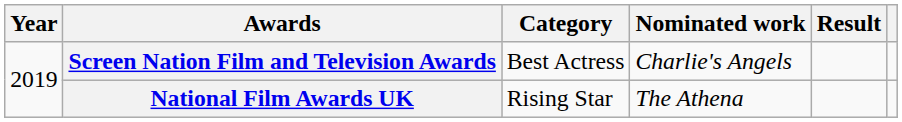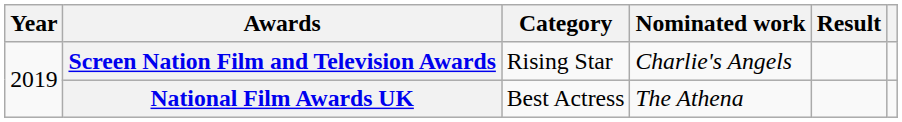(566, 60) Best Actress -> (560, 60) Rising Star
(560, 98) Rising Star -> (566, 98) Best Actress
